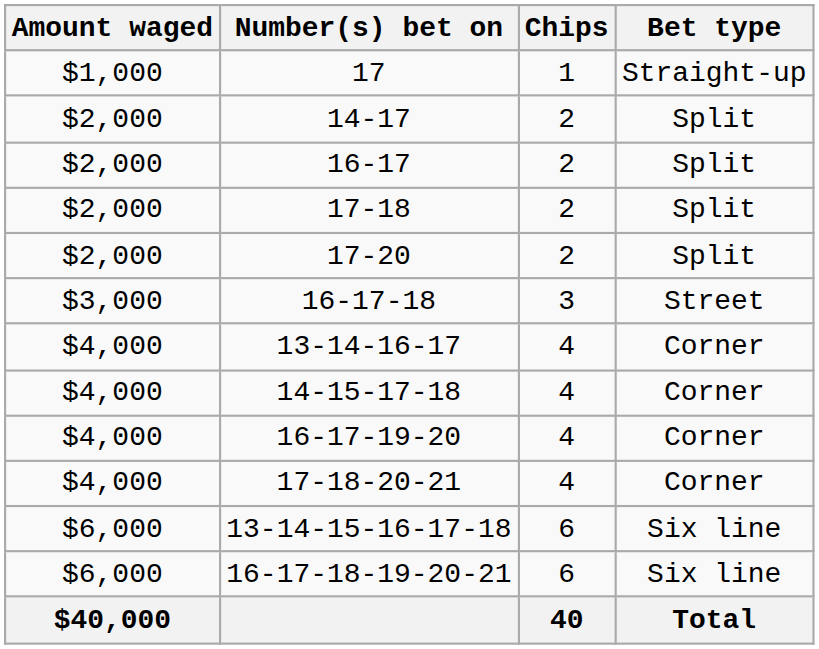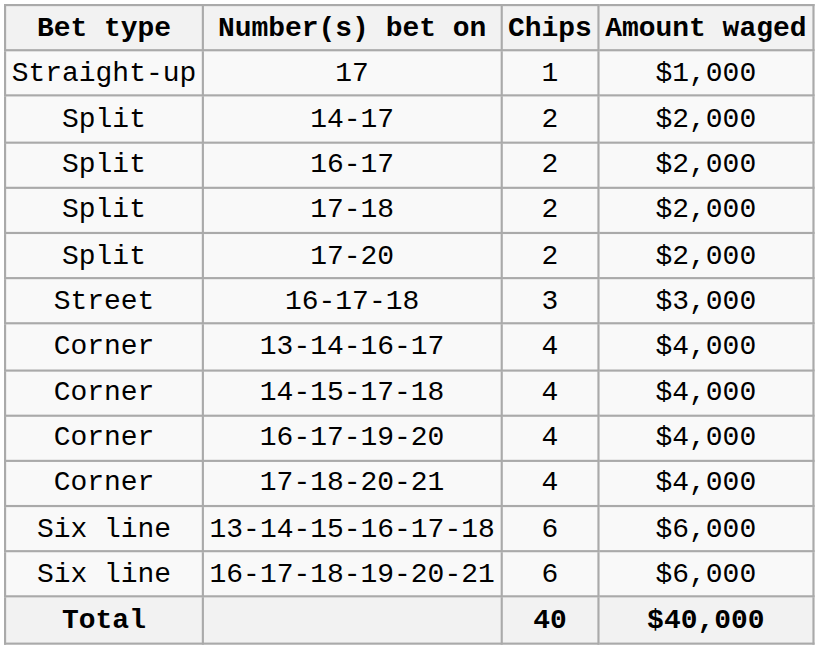columns swapped: (714, 28) <-> (112, 28)
